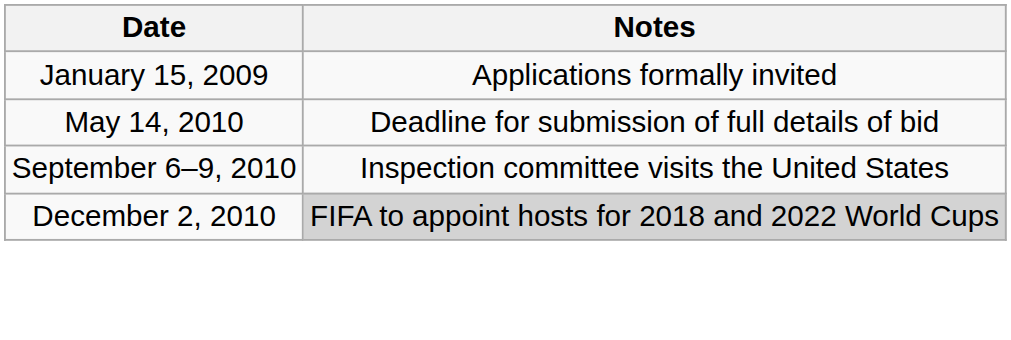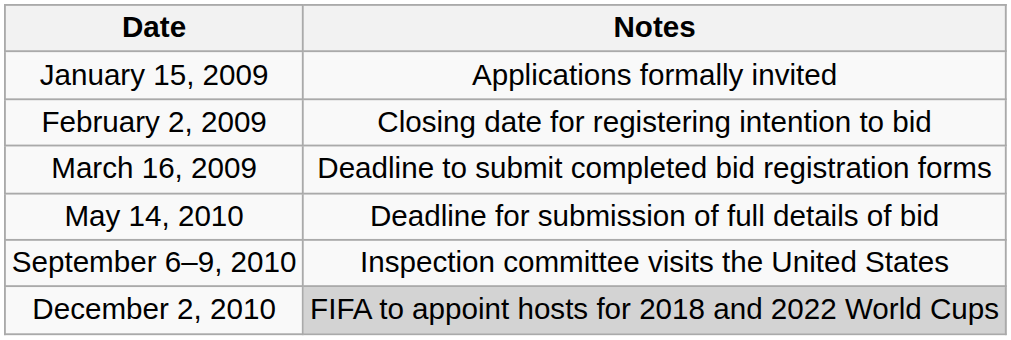+ row: (154, 121)
+ row: (154, 168)
